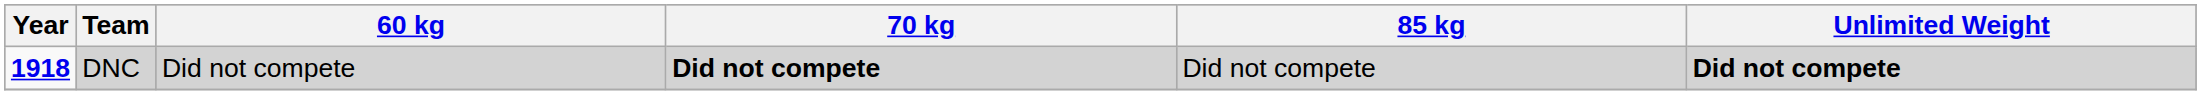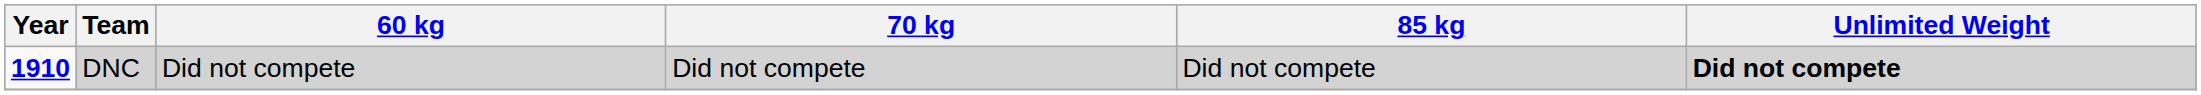(40, 67) 1918 -> (40, 67) 1910
(776, 67) bold -> (769, 67) normal
